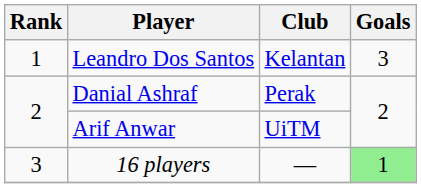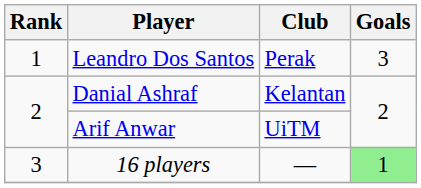(305, 57) Kelantan -> (290, 57) Perak
(290, 93) Perak -> (305, 93) Kelantan
